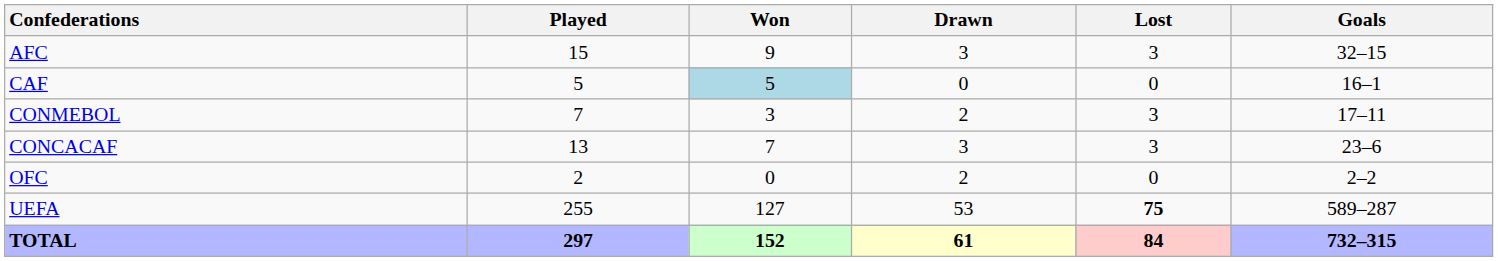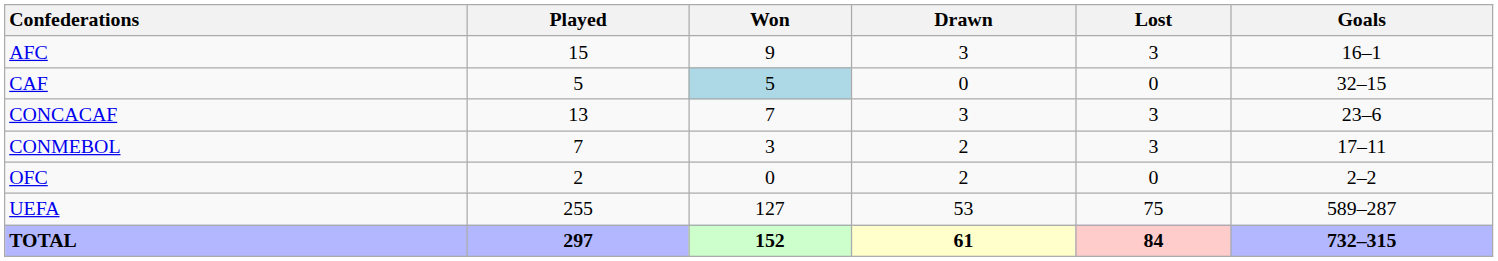(1362, 51) 32–15 -> (1362, 51) 16–1
(1362, 83) 16–1 -> (1362, 83) 32–15
rows swapped: (63, 146) <-> (65, 114)
(1153, 209) bold -> (1153, 209) normal
